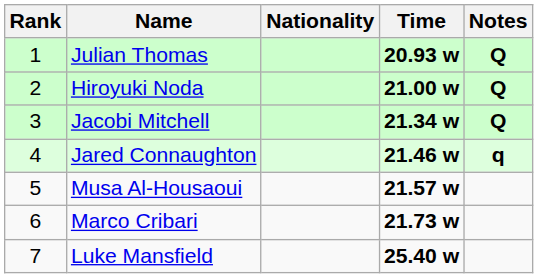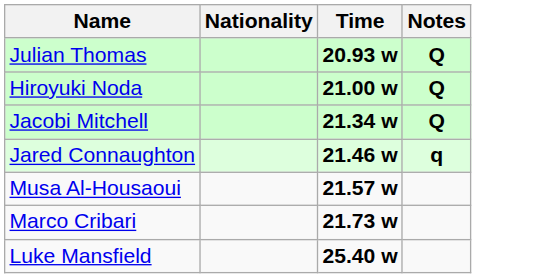- column: (35, 21)
